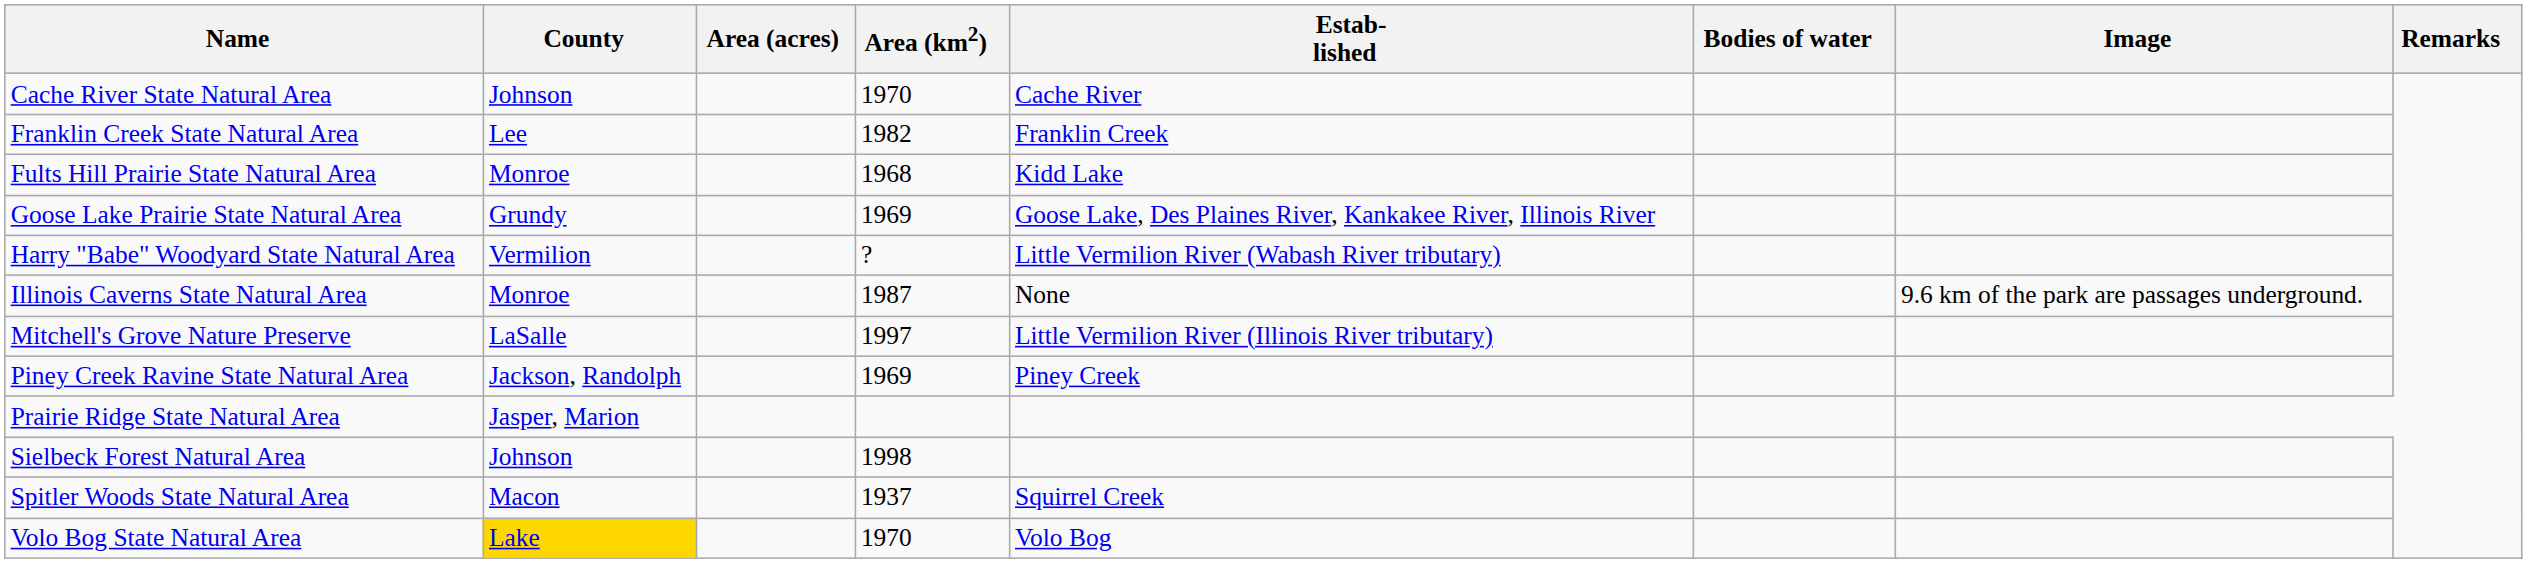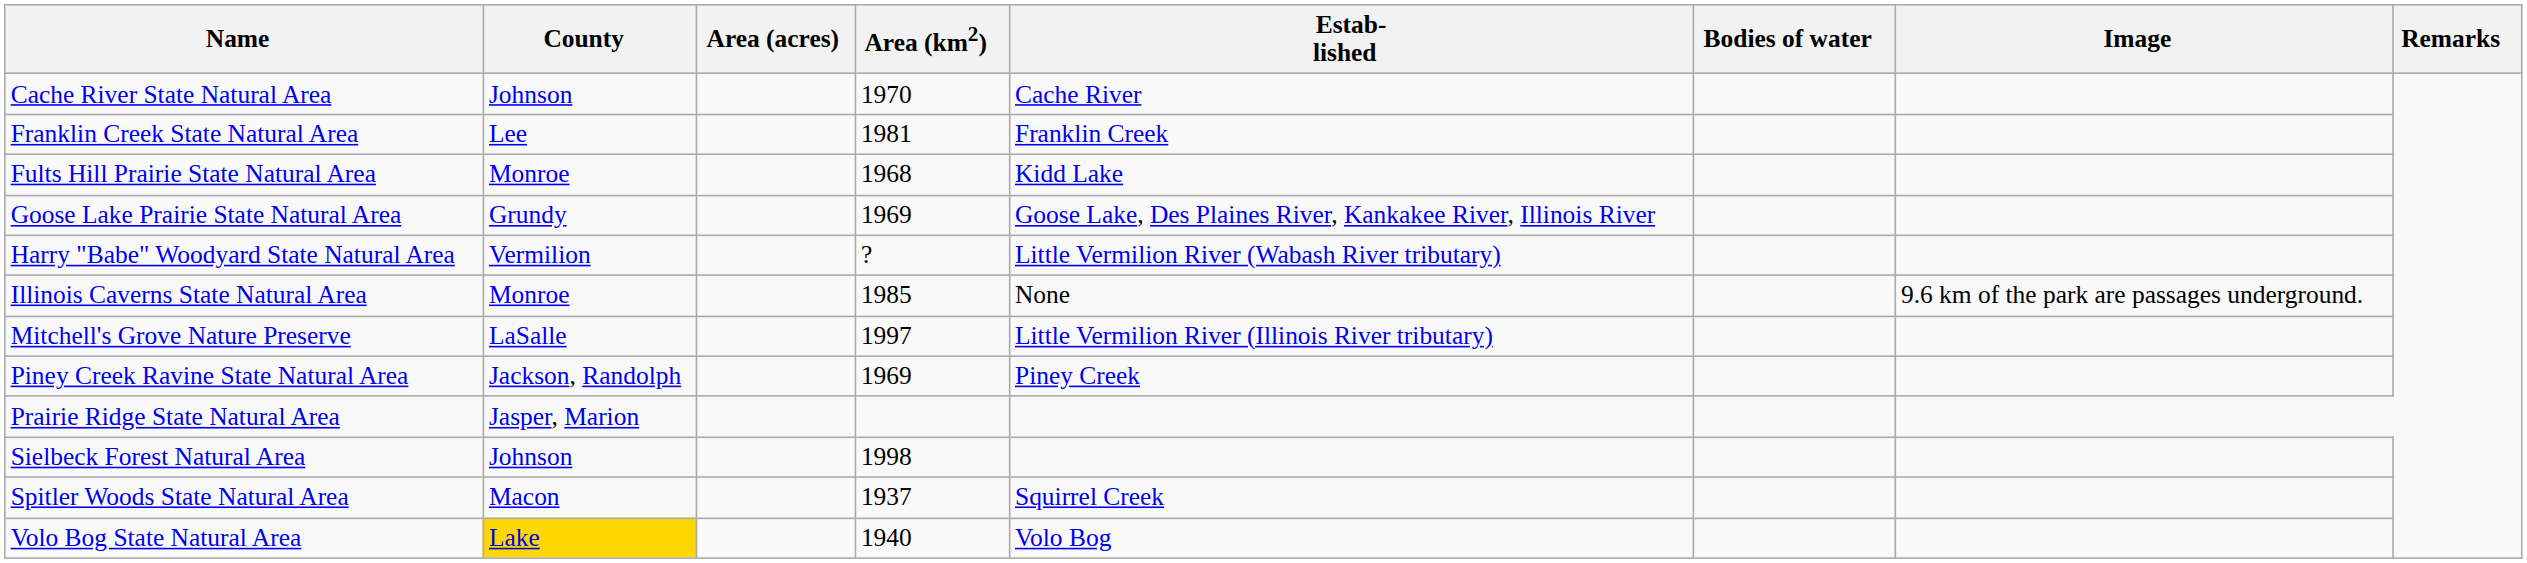(886, 133) 1982 -> (886, 133) 1981
(886, 295) 1987 -> (886, 295) 1985
(886, 537) 1970 -> (886, 537) 1940
